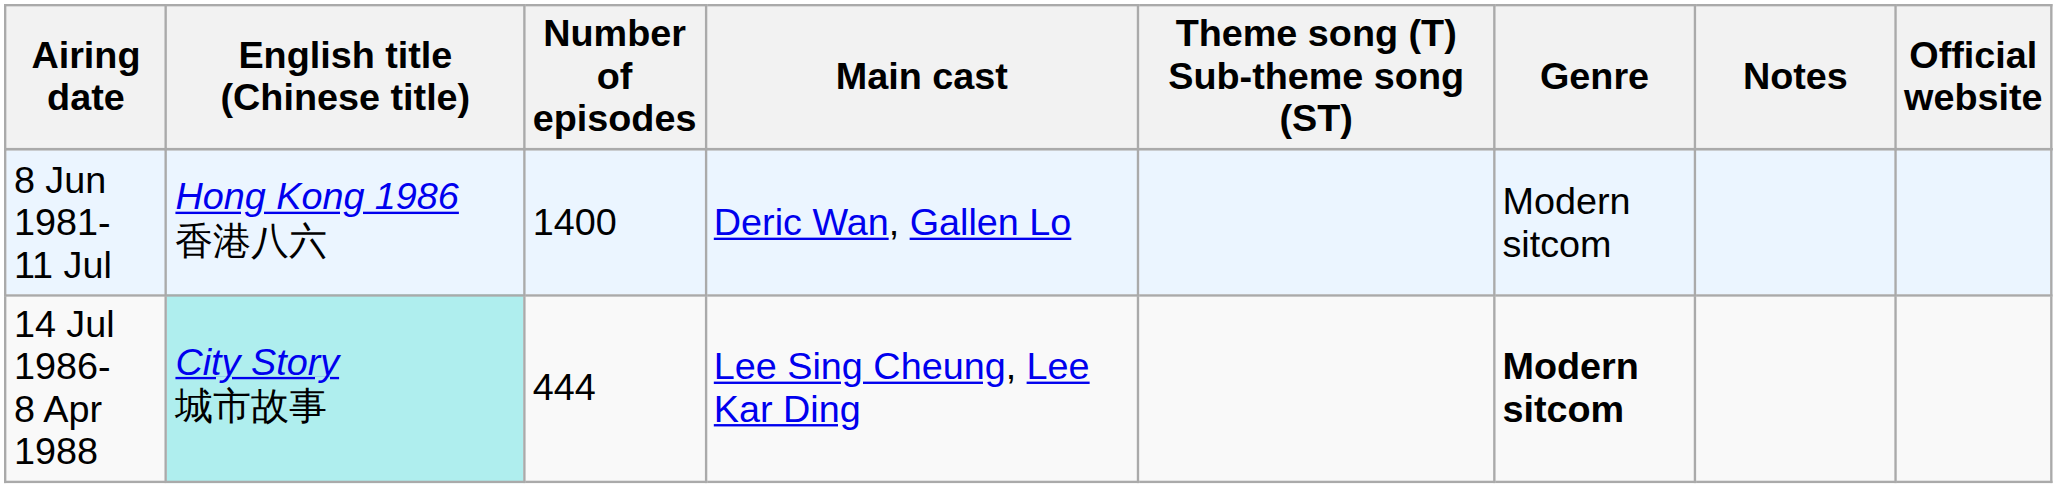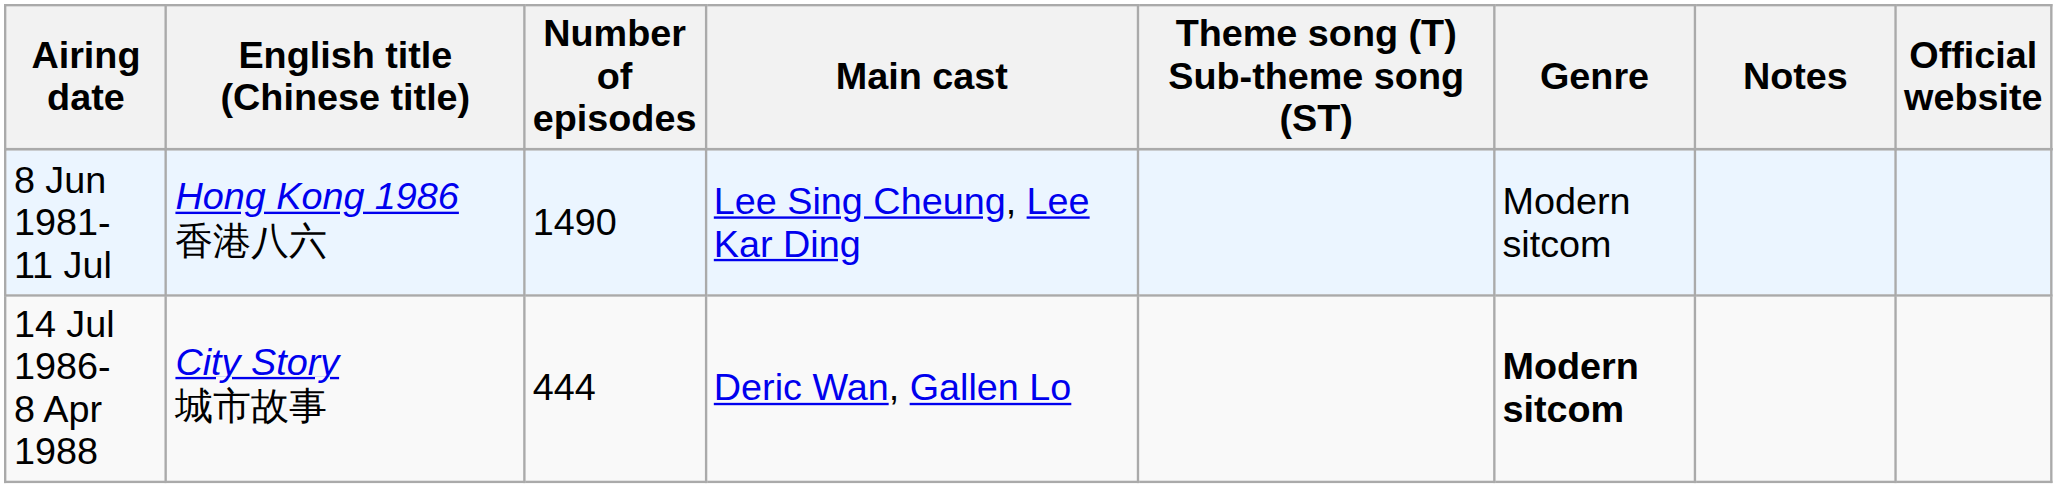(575, 221) 1400 -> (575, 221) 1490
(893, 221) Deric Wan, Gallen Lo -> (902, 221) Lee Sing Cheung, Lee Kar Ding
(257, 385) paleturquoise background -> (257, 385) no background
(902, 387) Lee Sing Cheung, Lee Kar Ding -> (893, 387) Deric Wan, Gallen Lo
